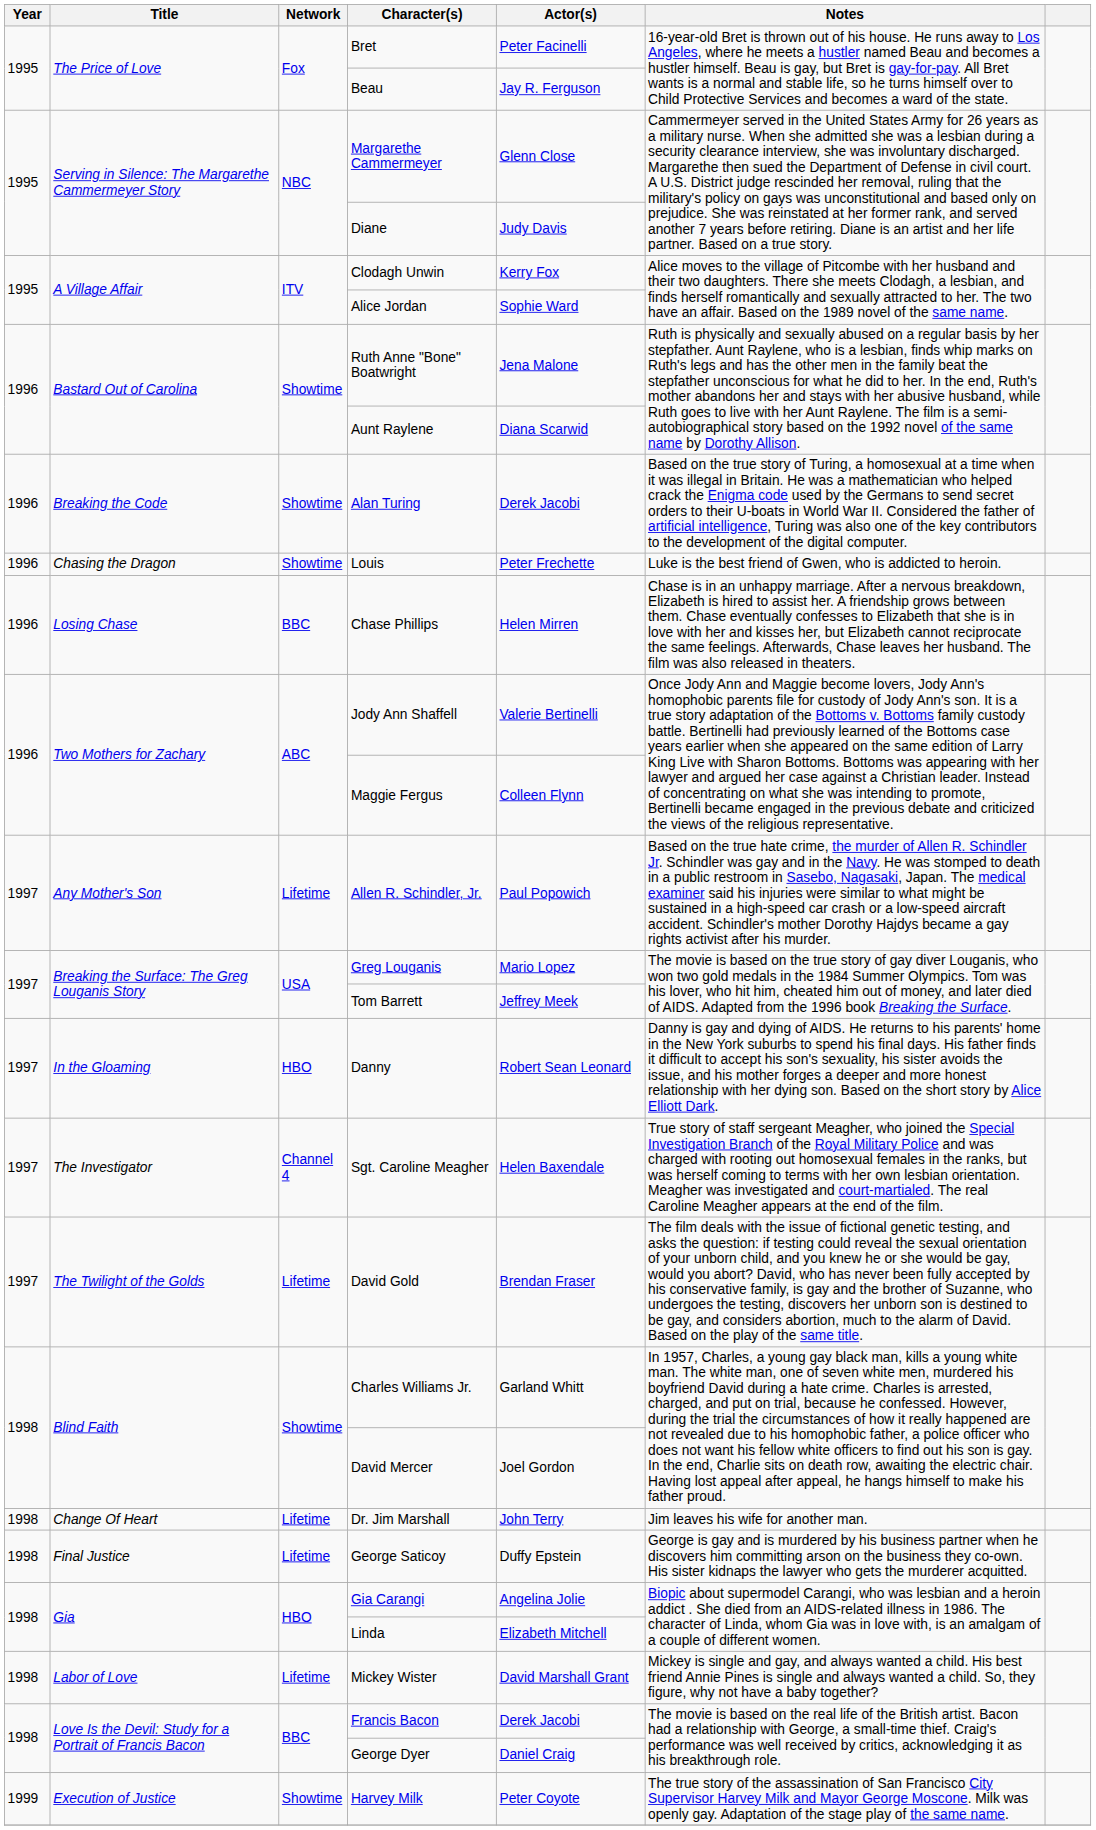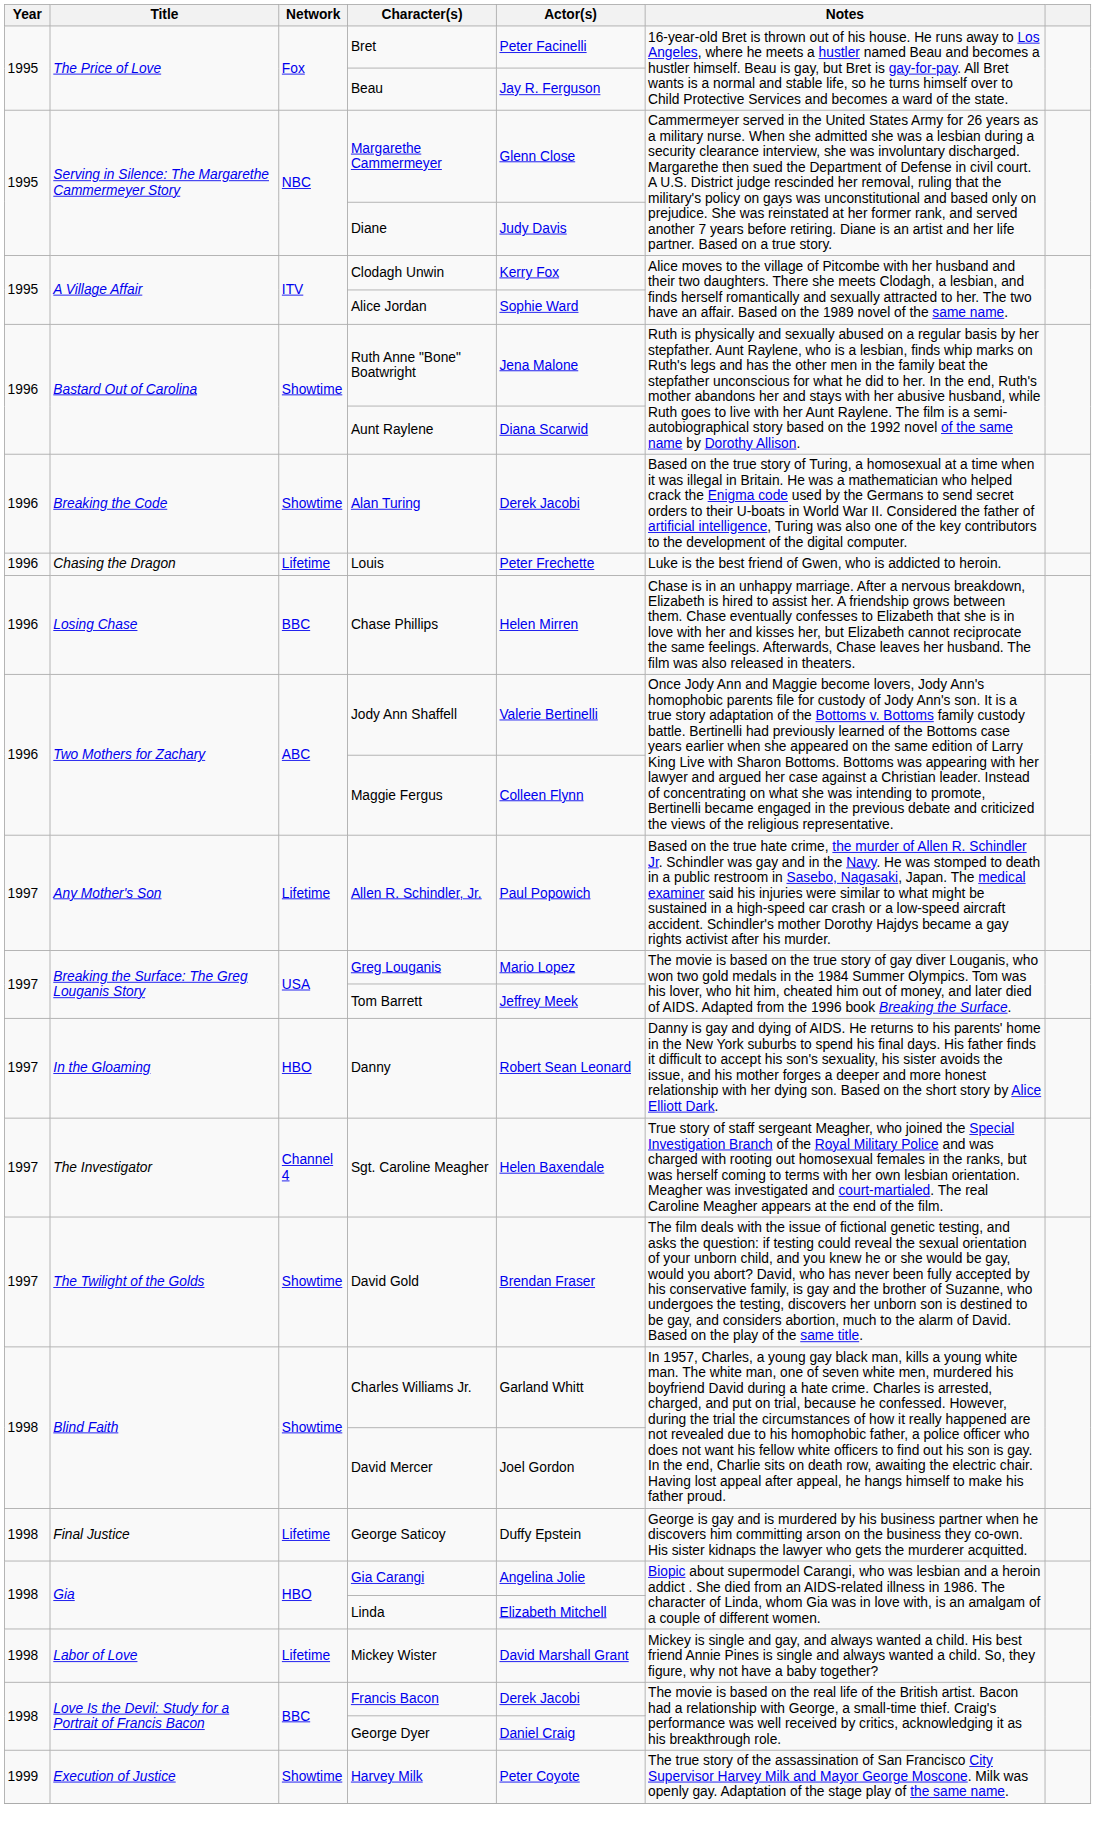(312, 564) Showtime -> (306, 564) Lifetime
(306, 1282) Lifetime -> (312, 1282) Showtime
- row: (400, 1519)
